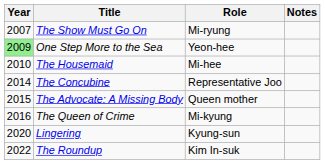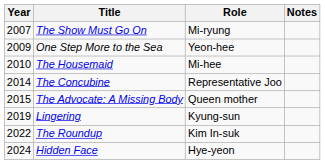(19, 47) lightgreen background -> (19, 47) no background
- row: (85, 116)
(19, 133) 2020 -> (19, 116) 2019
+ row: (67, 151)
